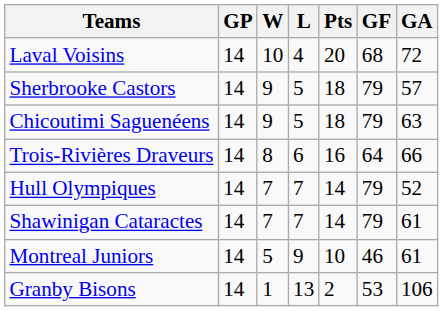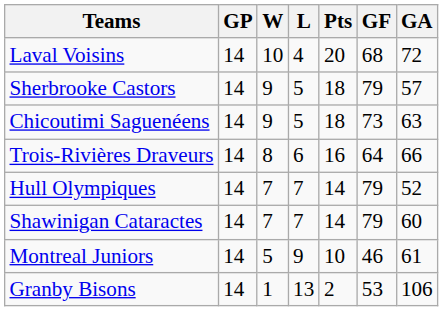(372, 121) 79 -> (372, 121) 73
(411, 222) 61 -> (411, 222) 60
